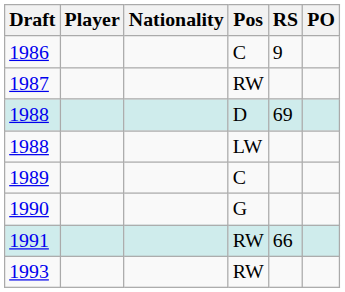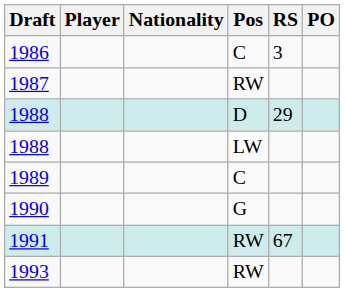(278, 51) 9 -> (278, 51) 3
(283, 114) 69 -> (283, 114) 29
(283, 240) 66 -> (283, 240) 67
